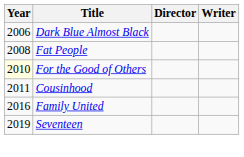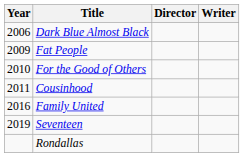(19, 50) 2008 -> (19, 50) 2009
(19, 69) lightyellow background -> (19, 69) no background
+ row: (59, 143)
